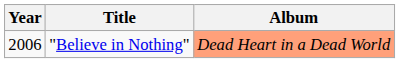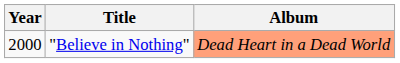(25, 44) 2006 -> (25, 44) 2000
